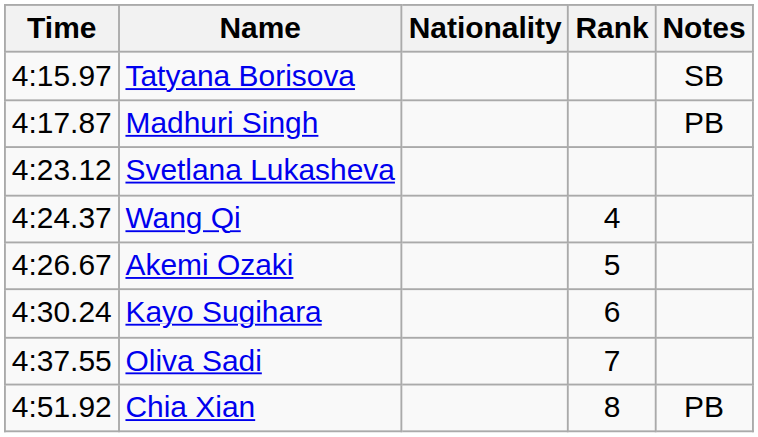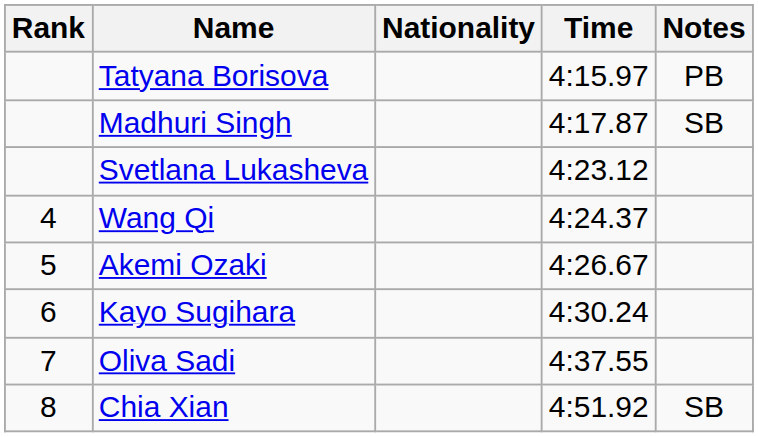columns swapped: (612, 28) <-> (62, 28)
(704, 75) SB -> (704, 75) PB
(704, 123) PB -> (704, 123) SB
(704, 407) PB -> (704, 407) SB
